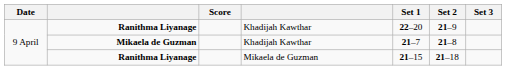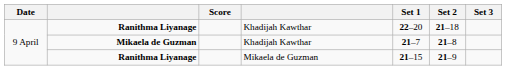(447, 27) 21–9 -> (447, 27) 21–18
(447, 58) 21–18 -> (447, 58) 21–9
